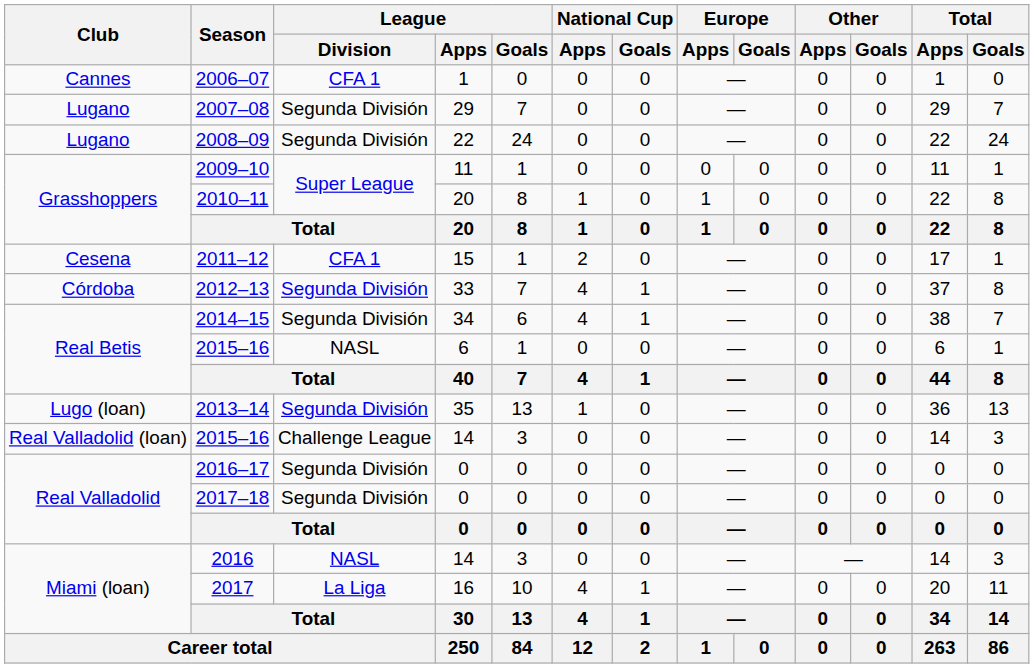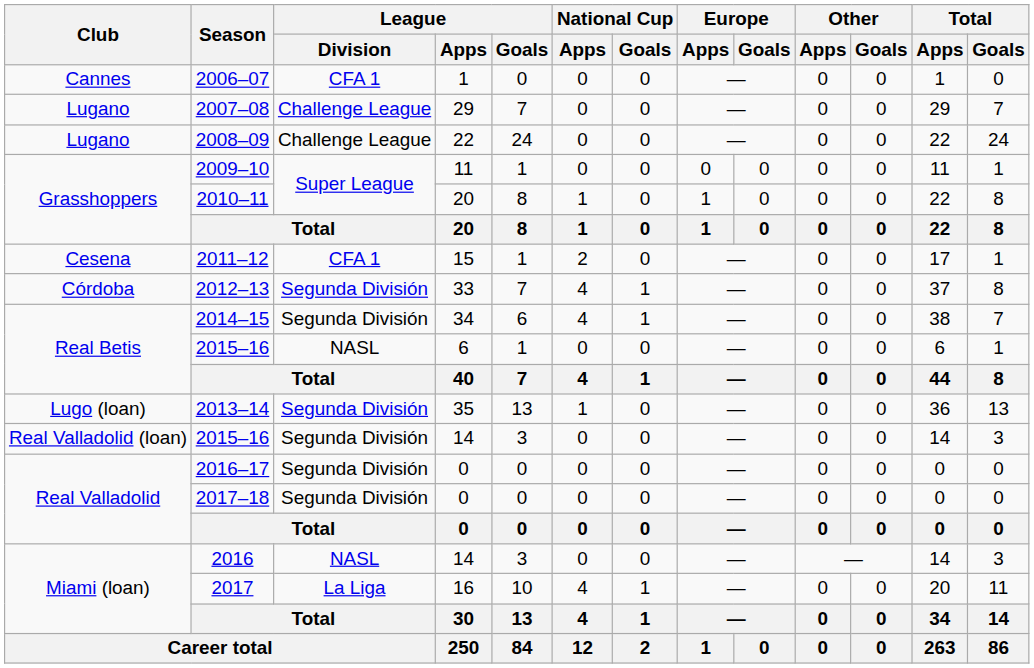(355, 109) Segunda División -> (355, 109) Challenge League
(355, 139) Segunda División -> (355, 139) Challenge League
(355, 438) Challenge League -> (355, 438) Segunda División
